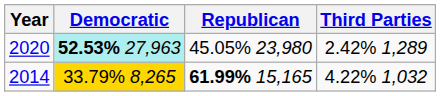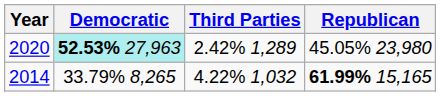columns swapped: (251, 19) <-> (376, 19)
(119, 77) gold background -> (119, 77) no background
